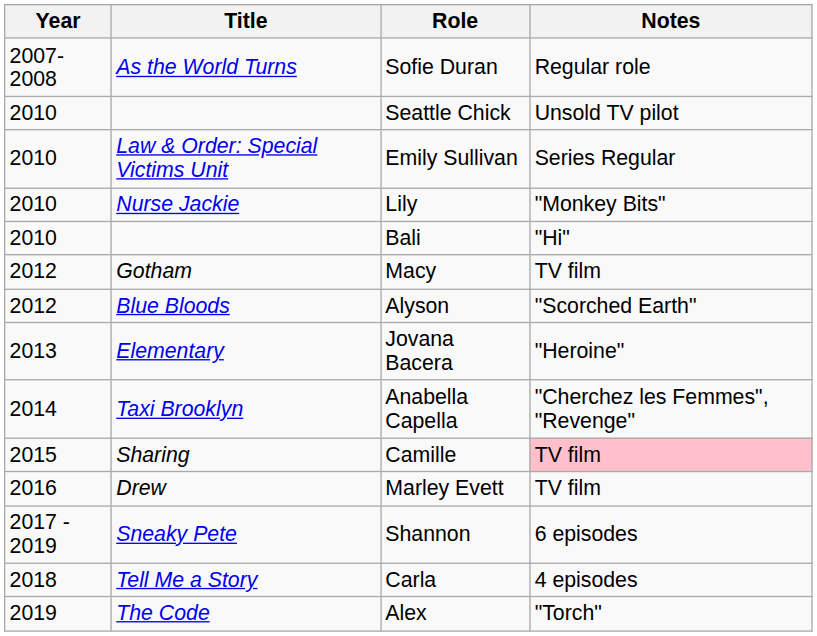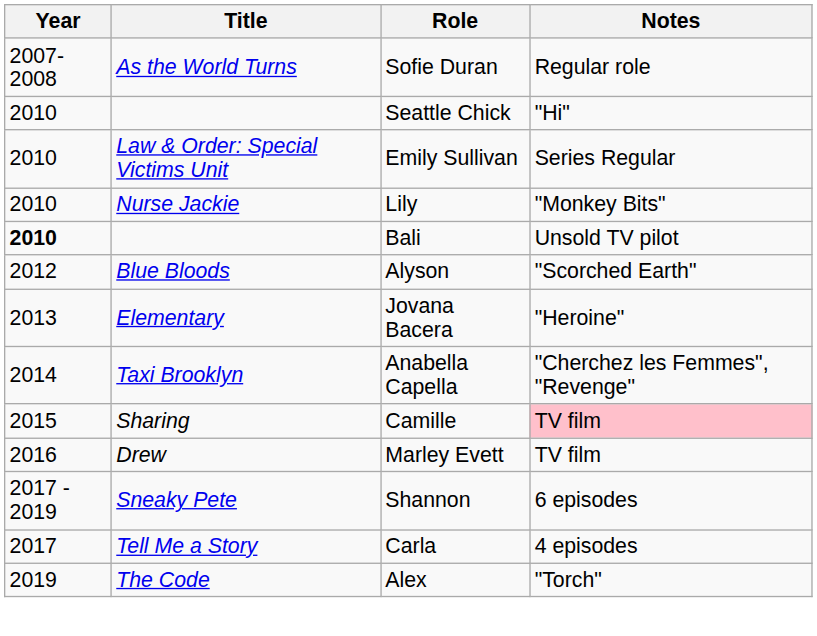(607, 112) Unsold TV pilot -> (552, 112) "Hi"
(33, 237) normal -> (33, 237) bold
(552, 237) "Hi" -> (607, 237) Unsold TV pilot
- row: (411, 271)
(33, 579) 2018 -> (33, 546) 2017
